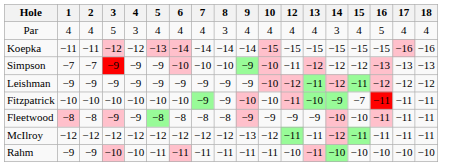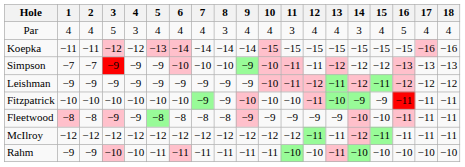+ column: (292, 13)
(359, 100) −7 -> (381, 100) −9
(247, 135) −13 -> (247, 135) −12
